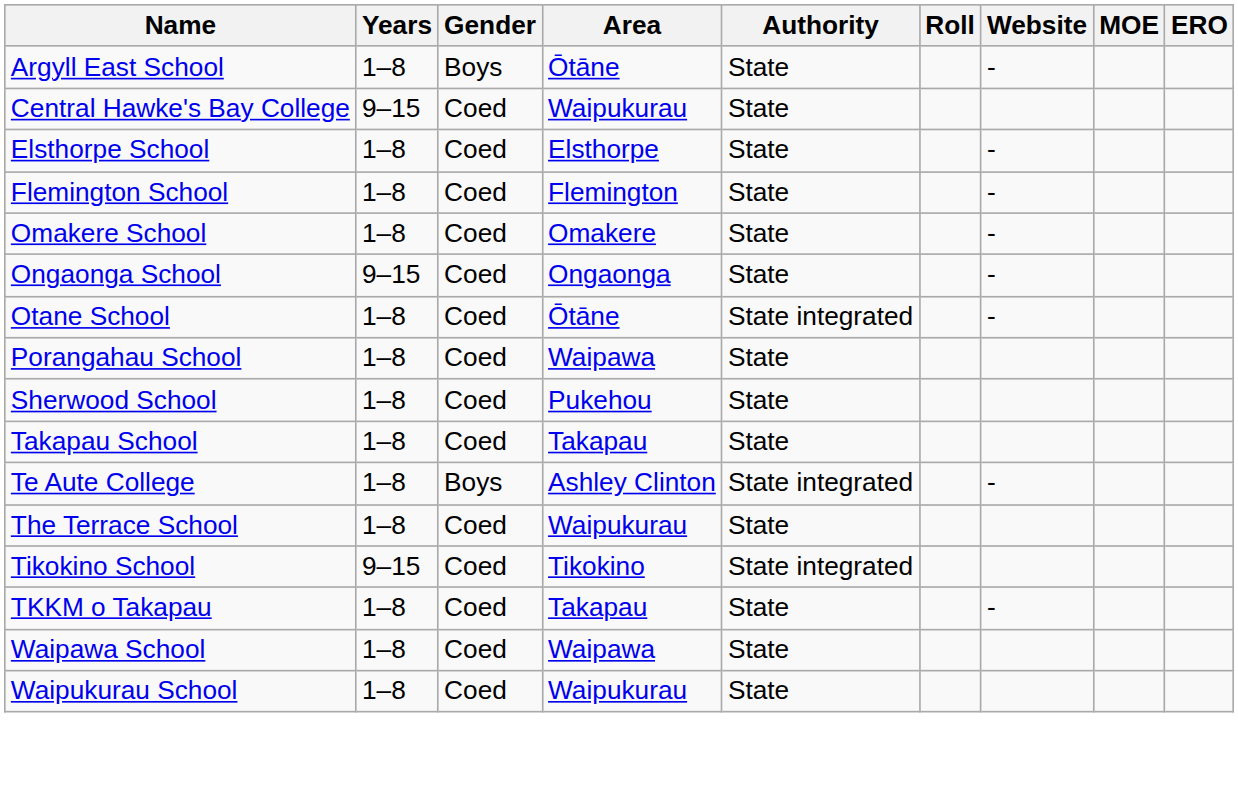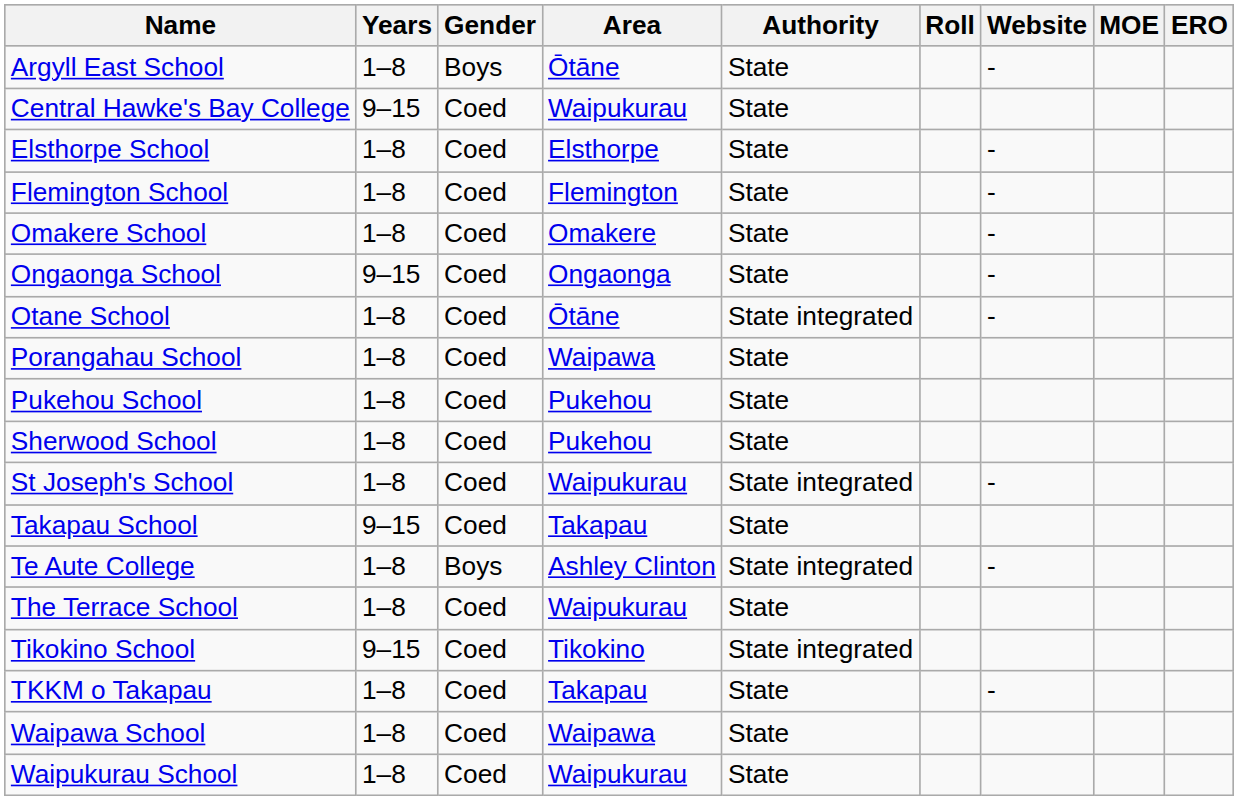+ row: (106, 399)
+ row: (122, 483)
(384, 441) 1–8 -> (391, 524) 9–15
